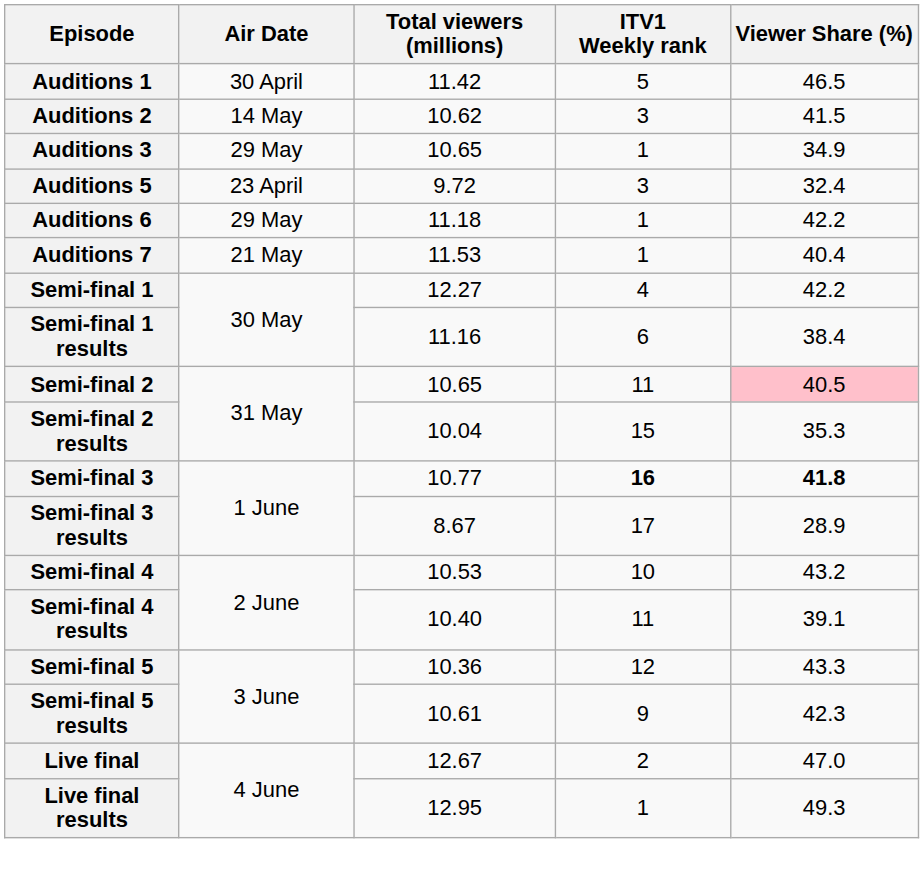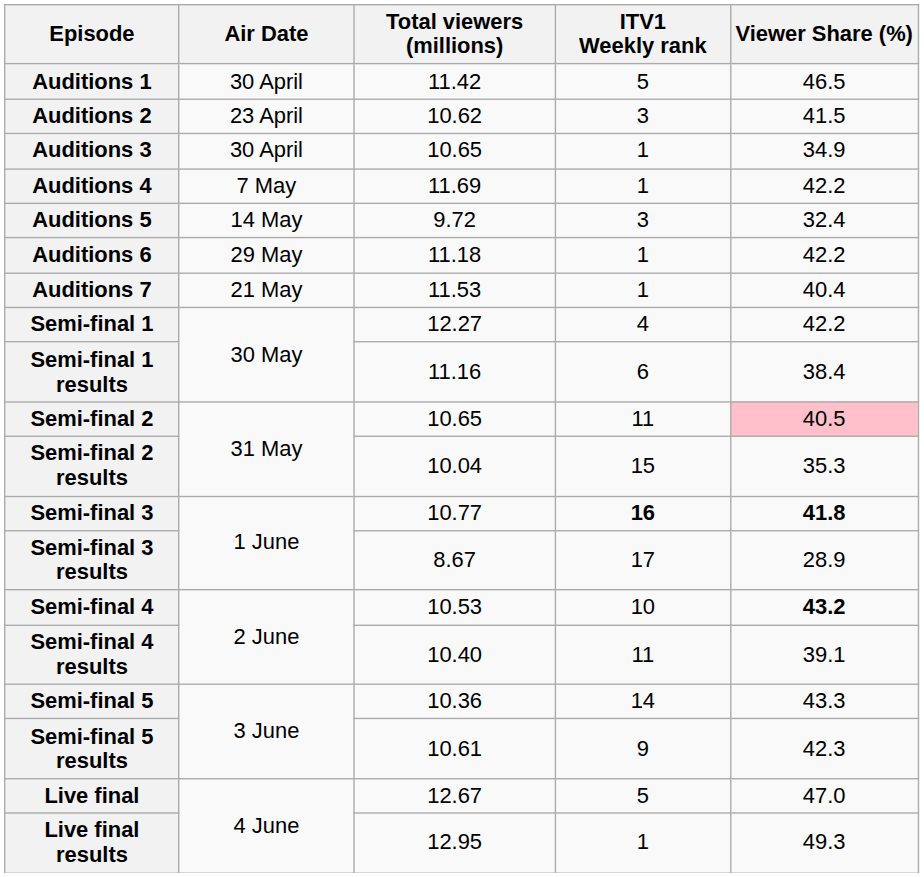(266, 116) 14 May -> (266, 116) 23 April
(266, 150) 29 May -> (266, 150) 30 April
+ row: (92, 185)
(266, 185) 23 April -> (266, 220) 14 May
(824, 572) normal -> (824, 607) bold
(643, 666) 12 -> (643, 701) 14
(643, 760) 2 -> (643, 795) 5
